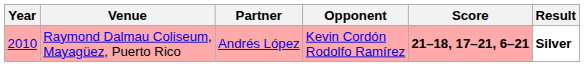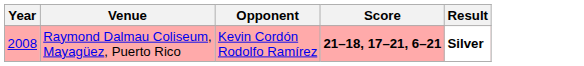- column: (259, 15)
(22, 44) 2010 -> (22, 44) 2008
